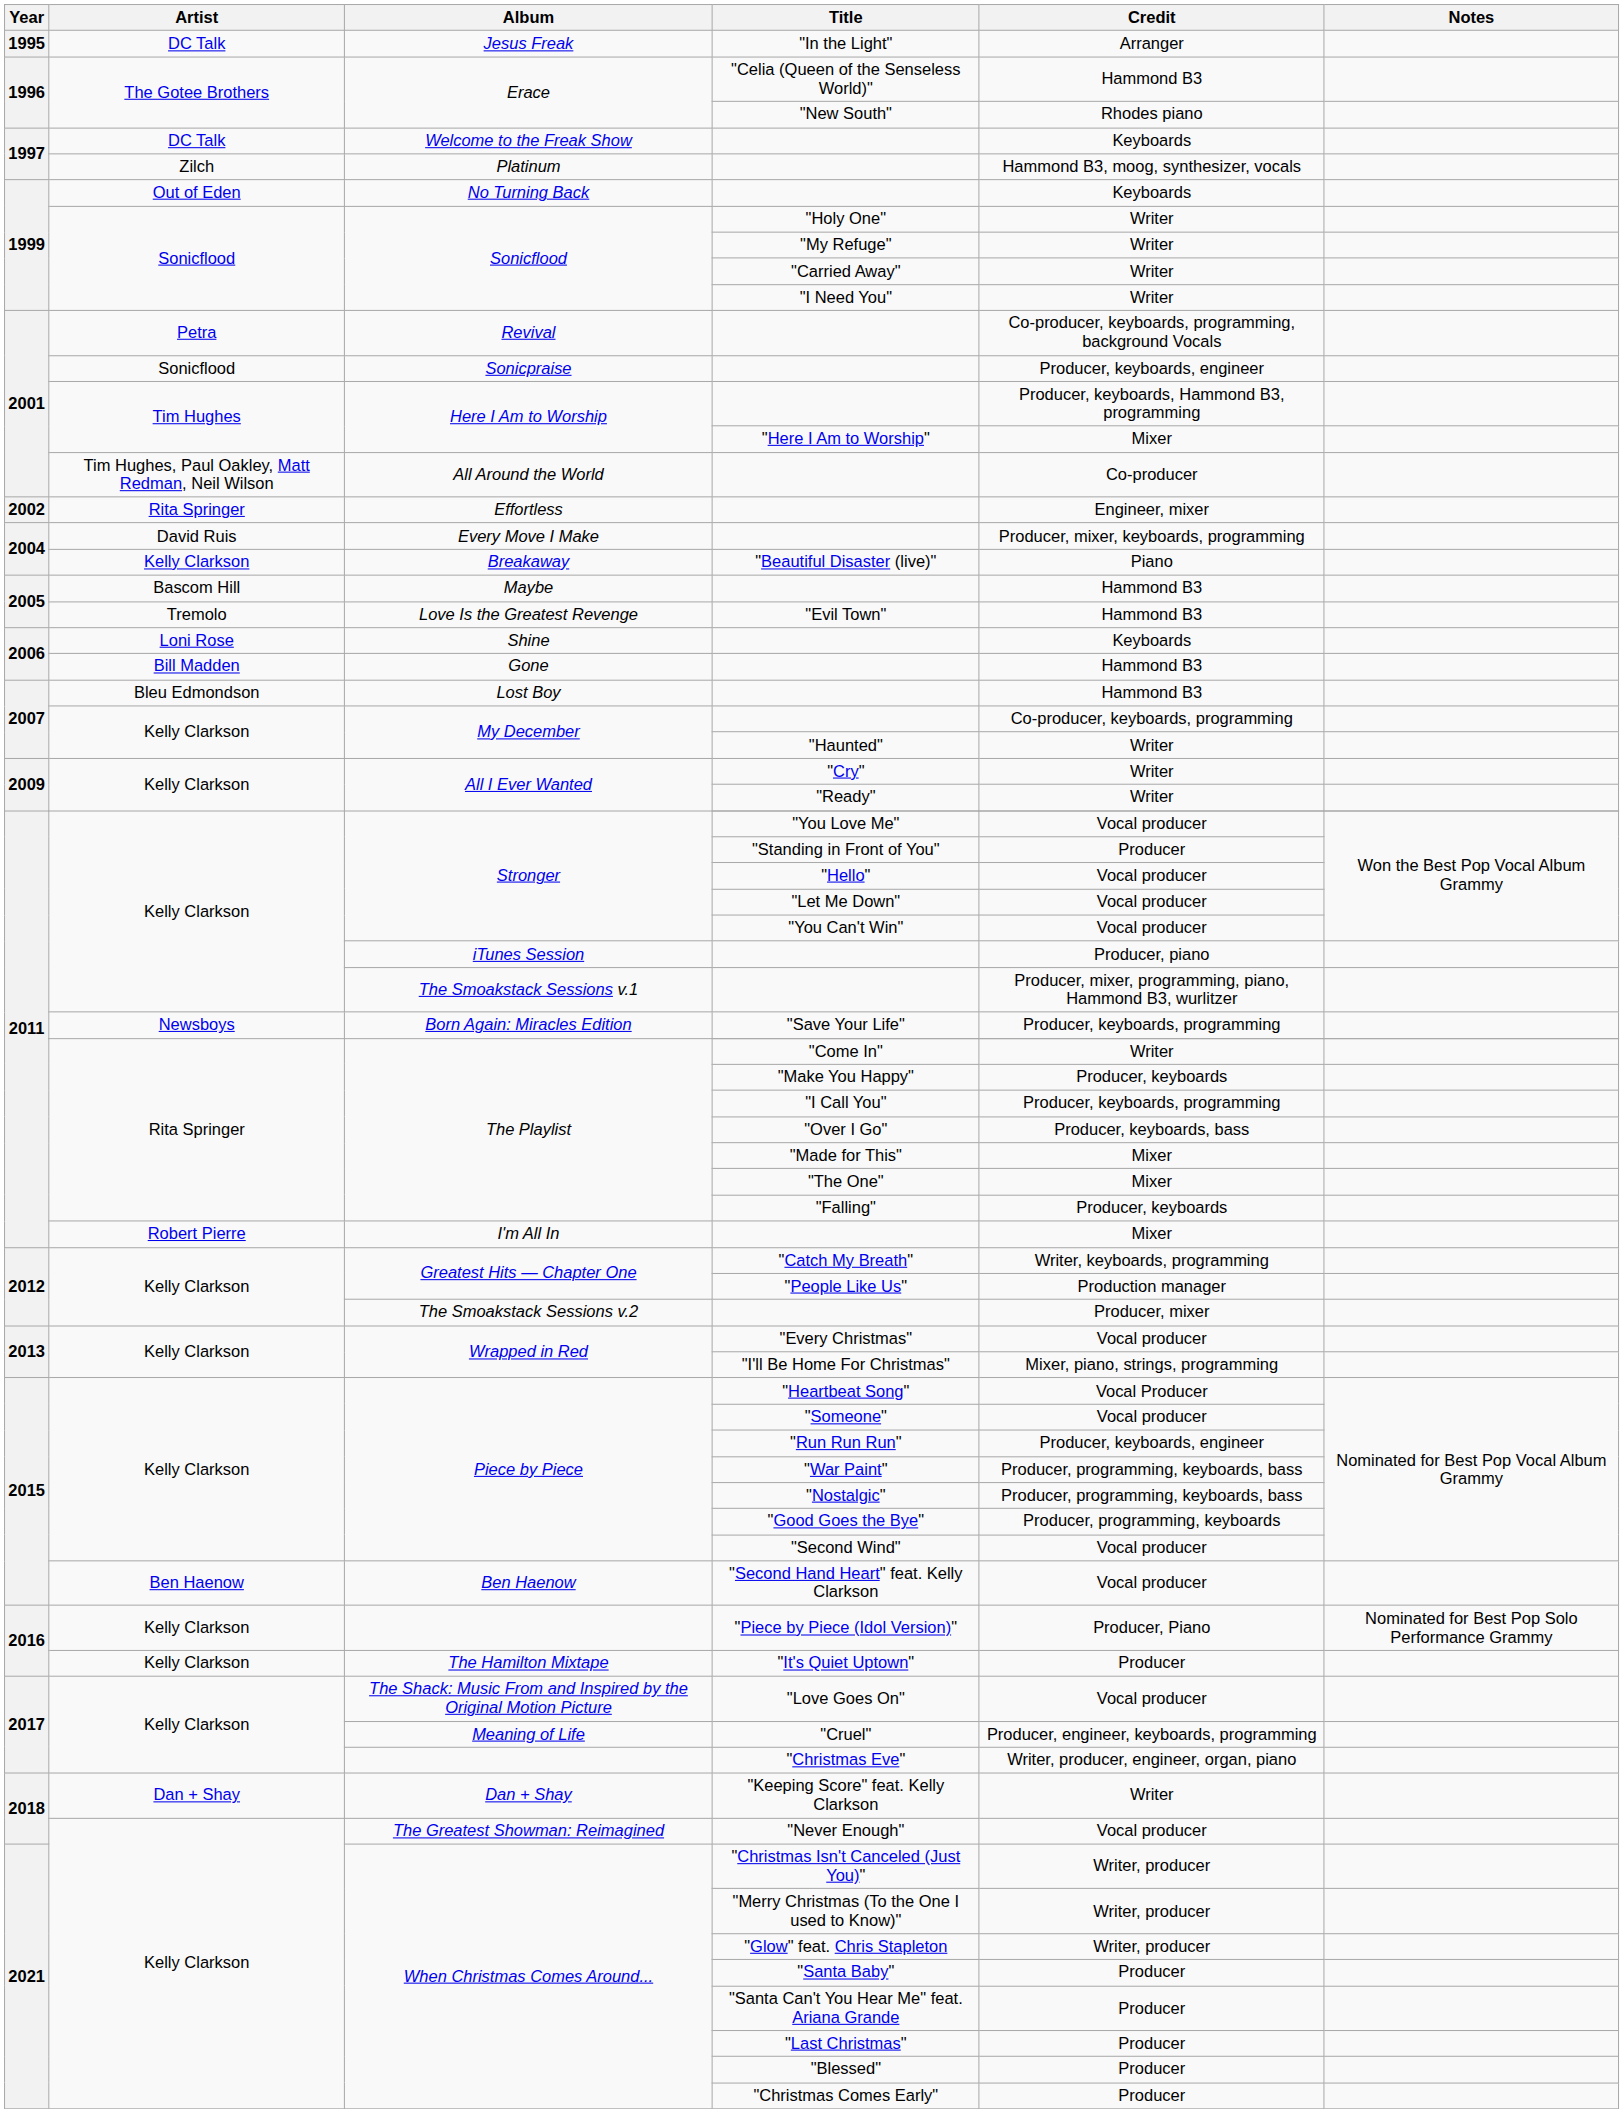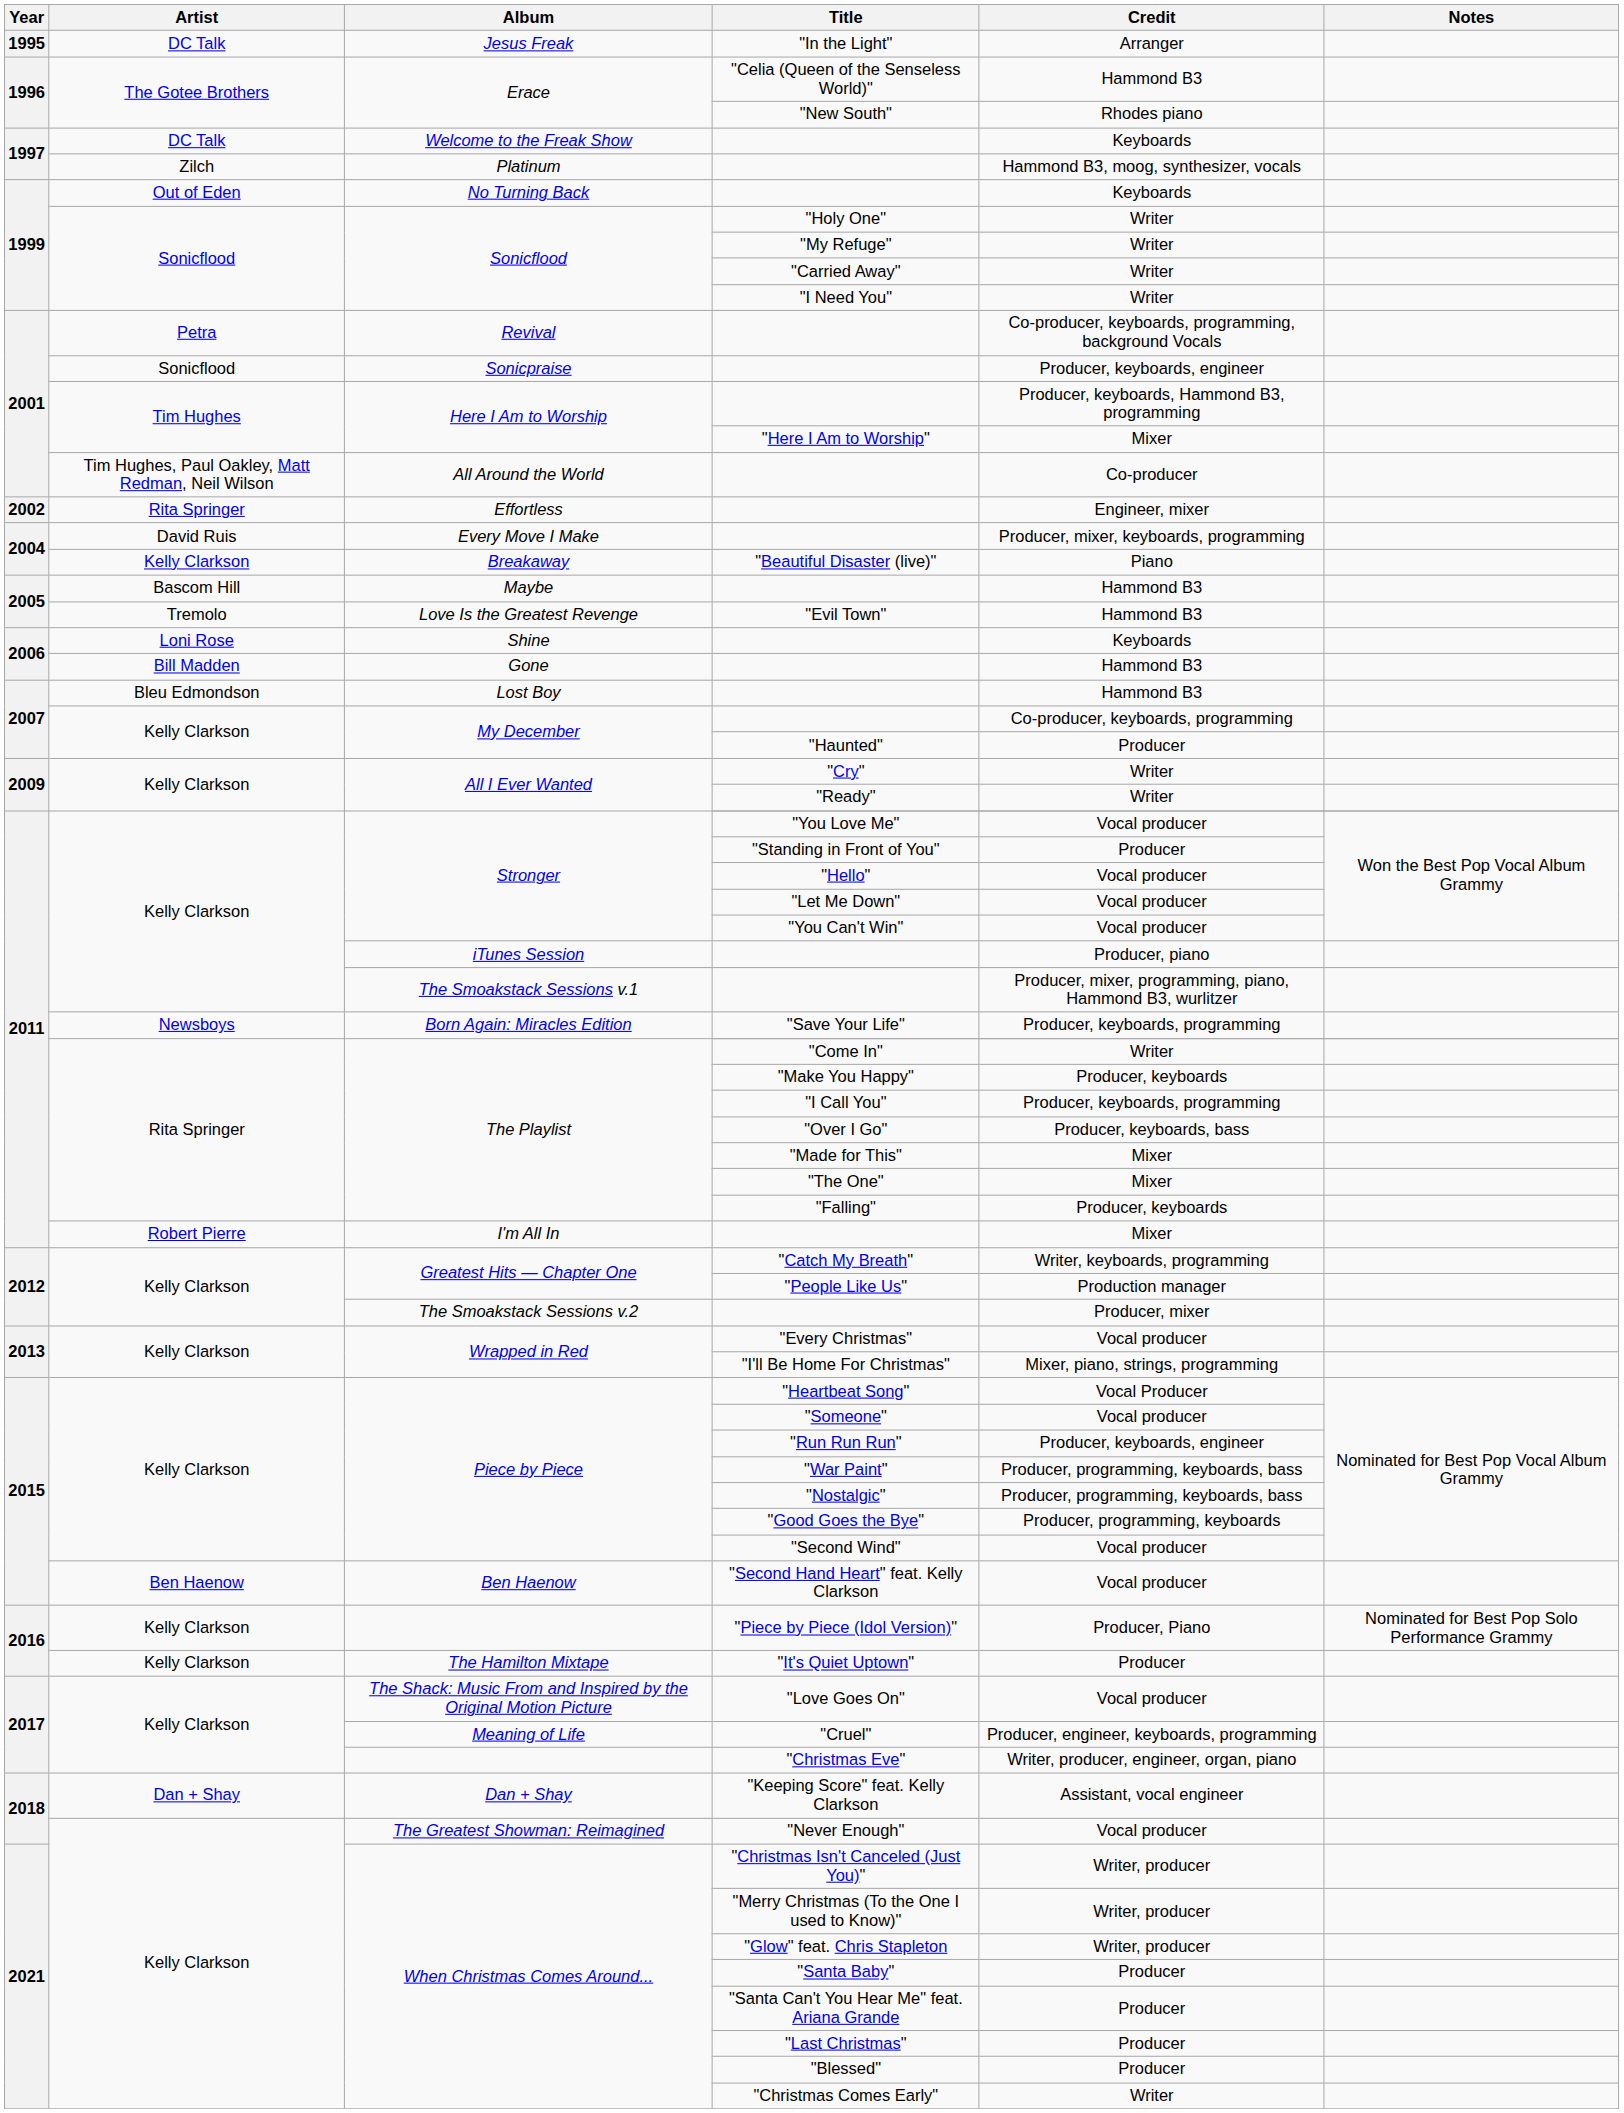(1152, 745) Writer -> (1152, 745) Producer
(1152, 1795) Writer -> (1152, 1795) Assistant, vocal engineer
(1152, 2095) Producer -> (1152, 2095) Writer
